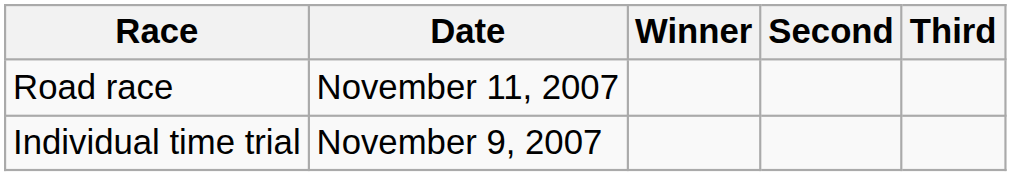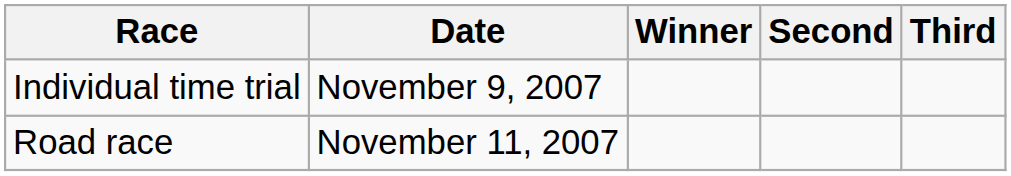rows swapped: (157, 142) <-> (93, 87)
